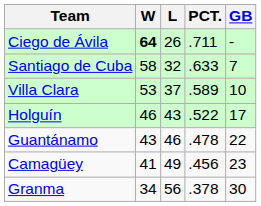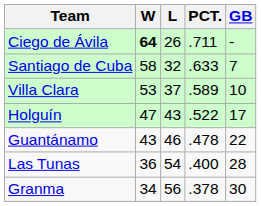(148, 115) 46 -> (148, 115) 47
- row: (46, 164)
+ row: (44, 164)
